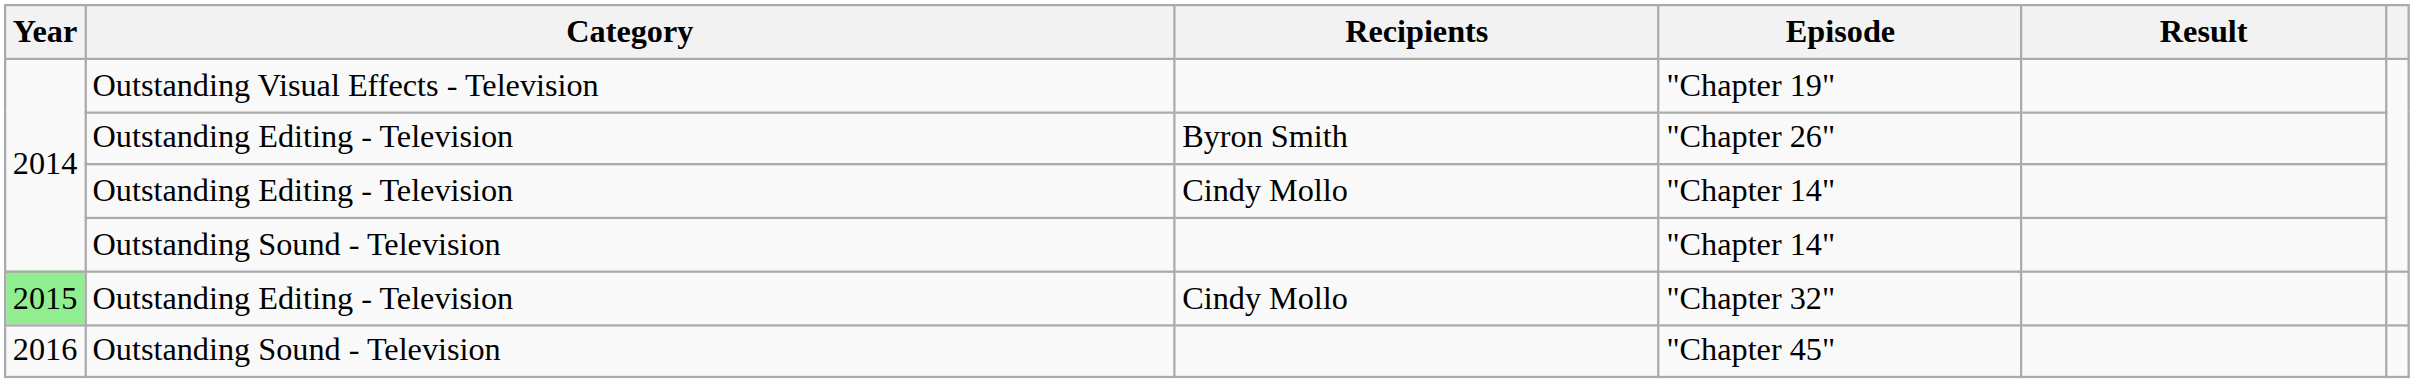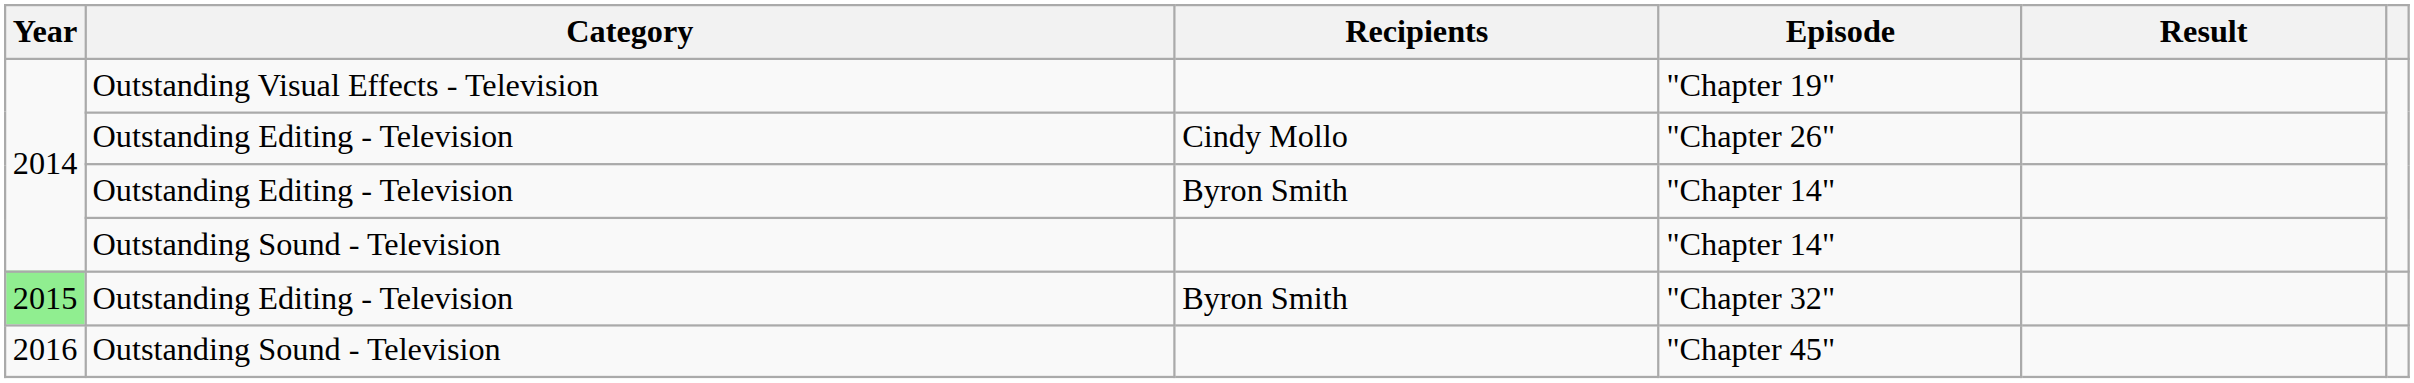(1265, 137) Byron Smith -> (1265, 137) Cindy Mollo
(1265, 191) Cindy Mollo -> (1265, 191) Byron Smith
(1265, 297) Cindy Mollo -> (1265, 297) Byron Smith
